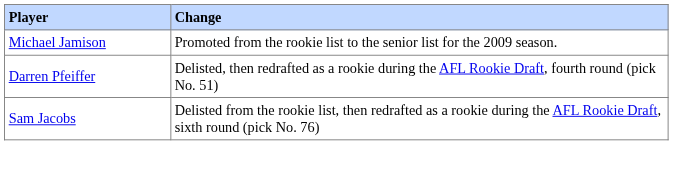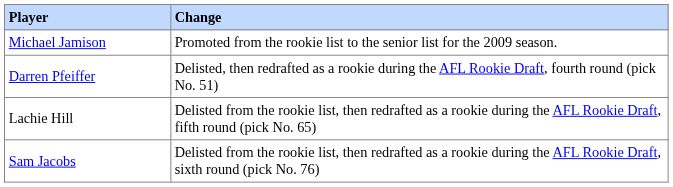+ row: (41, 118)
